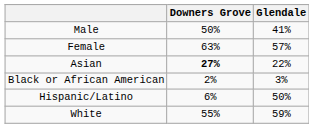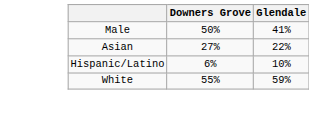- row: (86, 47)
(210, 64) bold -> (210, 47) normal
- row: (86, 81)
(281, 98) 50% -> (281, 64) 10%
